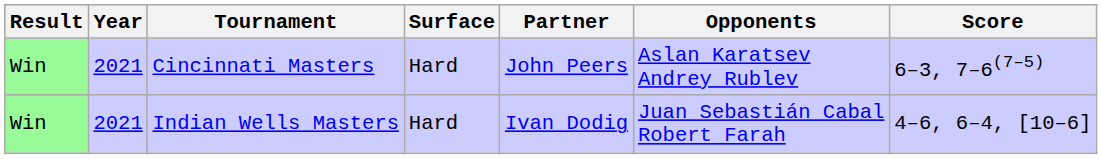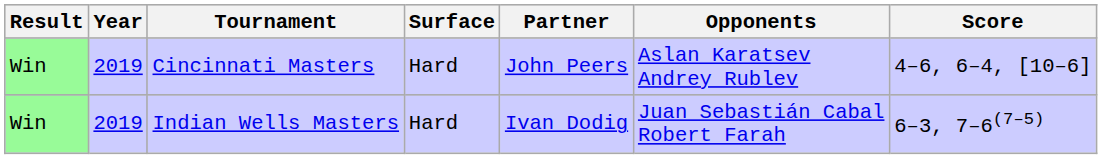(118, 67) 2021 -> (118, 67) 2019
(969, 67) 6–3, 7–6(7–5) -> (993, 67) 4–6, 6–4, [10–6]
(118, 124) 2021 -> (118, 124) 2019
(993, 124) 4–6, 6–4, [10–6] -> (969, 124) 6–3, 7–6(7–5)
